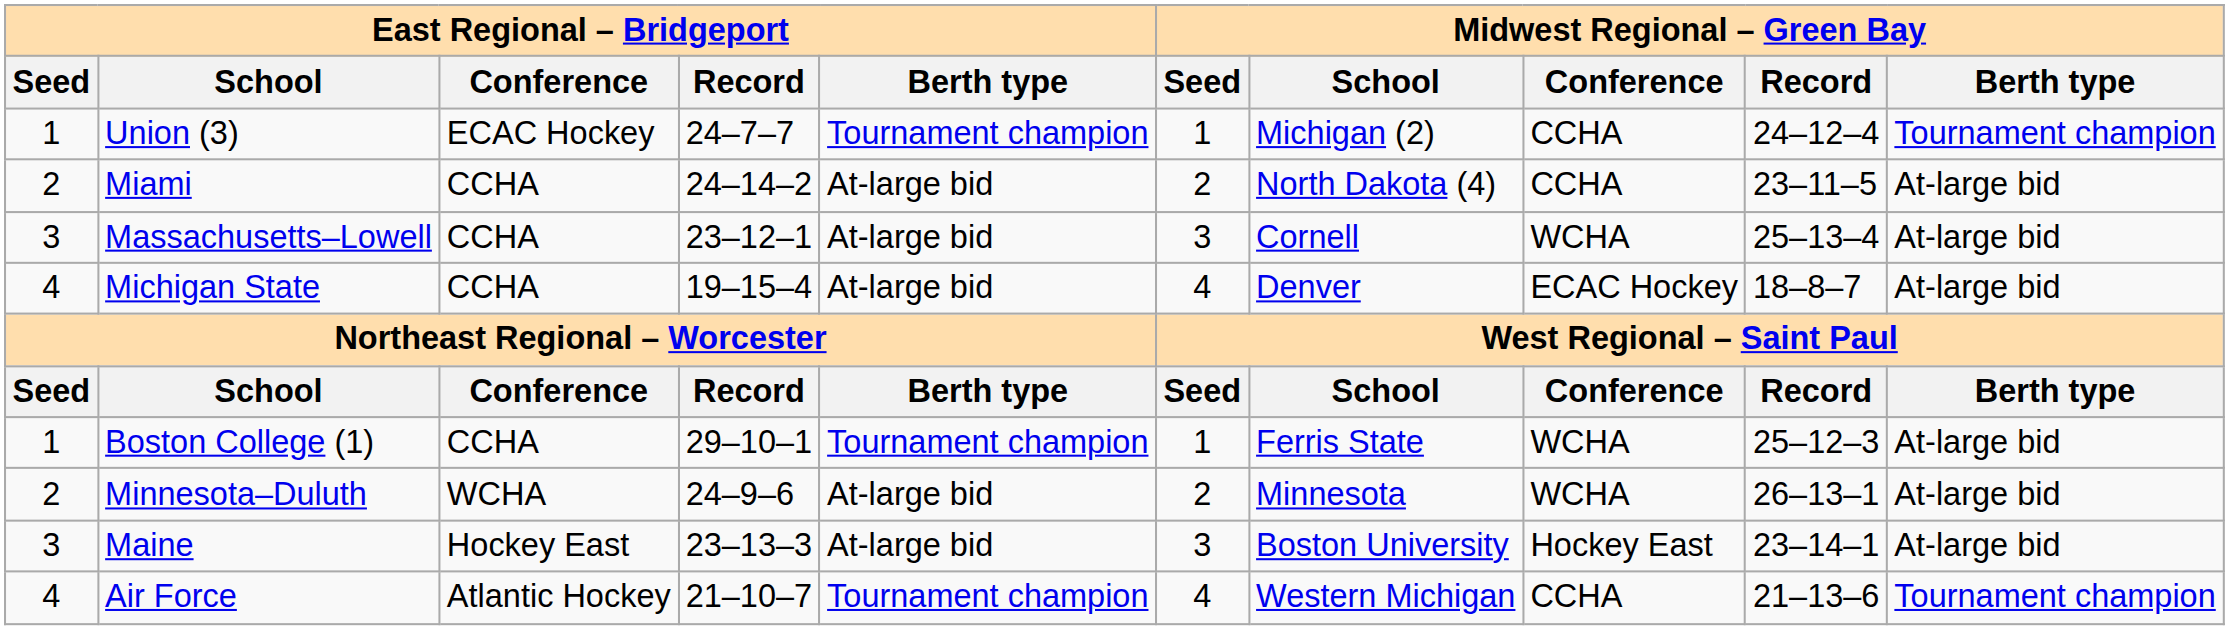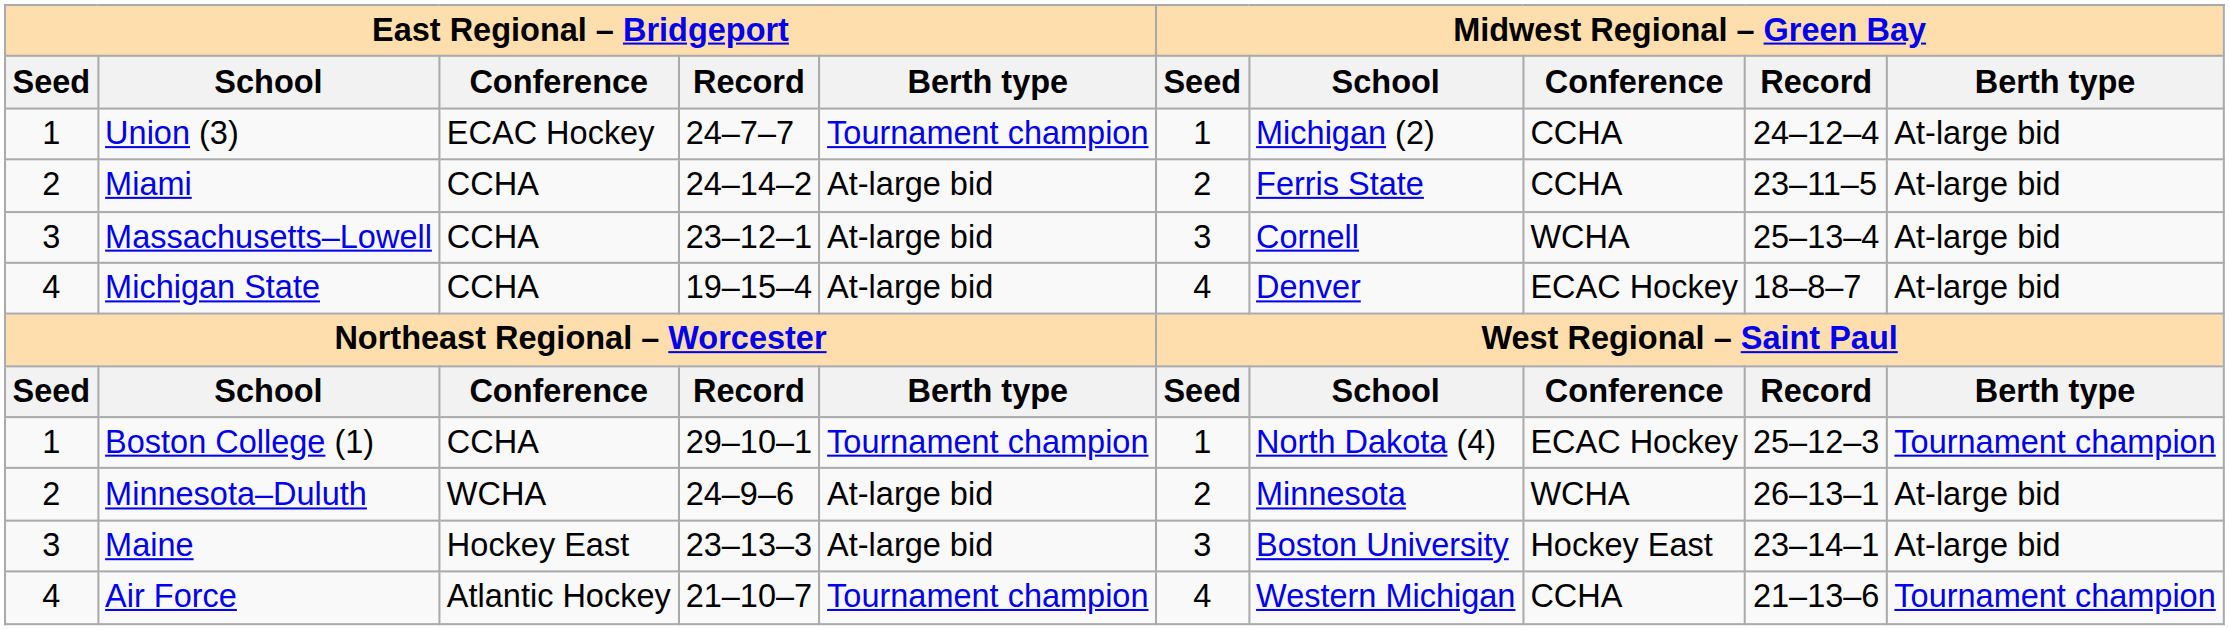(2055, 133) Tournament champion -> (1977, 133) At-large bid
(1376, 184) North Dakota (4) -> (1340, 184) Ferris State
(1340, 442) Ferris State -> (1376, 442) North Dakota (4)
(1580, 442) WCHA -> (1634, 442) ECAC Hockey
(1977, 442) At-large bid -> (2055, 442) Tournament champion
